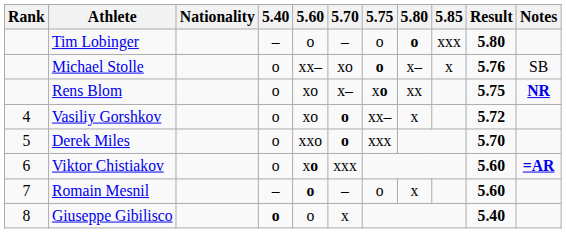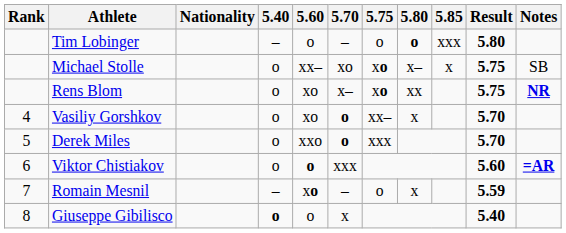(380, 66) o -> (380, 66) xo
(491, 66) 5.76 -> (491, 66) 5.75
(491, 116) 5.72 -> (491, 116) 5.70
(310, 166) xo -> (310, 166) o
(310, 191) o -> (310, 191) xo
(491, 191) 5.60 -> (491, 191) 5.59
